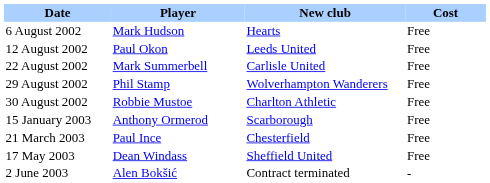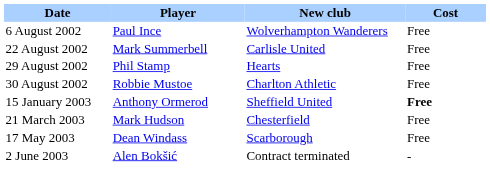(148, 30) Mark Hudson -> (137, 30) Paul Ince
(263, 30) Hearts -> (317, 30) Wolverhampton Wanderers
- row: (47, 48)
(317, 84) Wolverhampton Wanderers -> (263, 66) Hearts
(280, 119) Scarborough -> (289, 102) Sheffield United
(419, 119) normal -> (419, 102) bold
(137, 137) Paul Ince -> (148, 119) Mark Hudson
(289, 155) Sheffield United -> (280, 137) Scarborough
